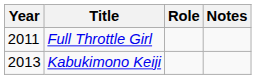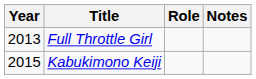(24, 39) 2011 -> (24, 39) 2013
(24, 62) 2013 -> (24, 62) 2015
